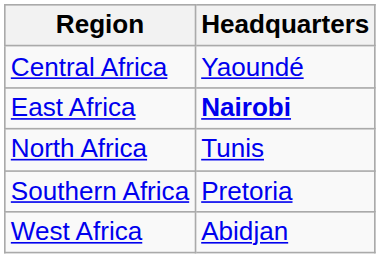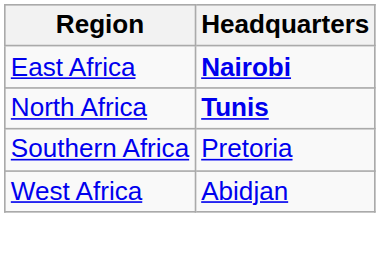- row: (89, 66)
(233, 149) normal -> (235, 107) bold
